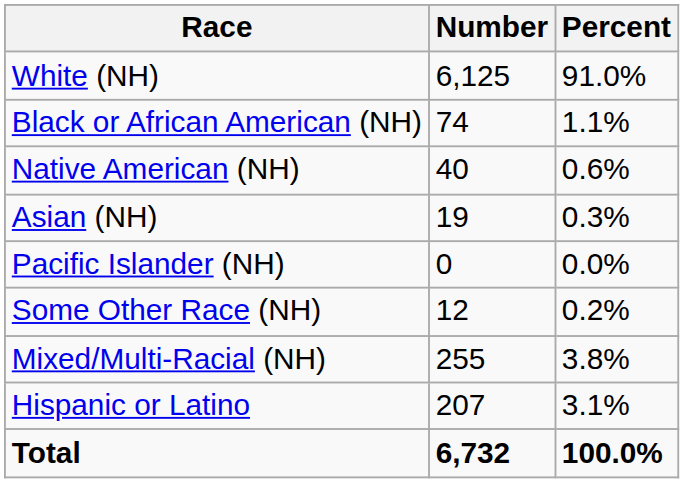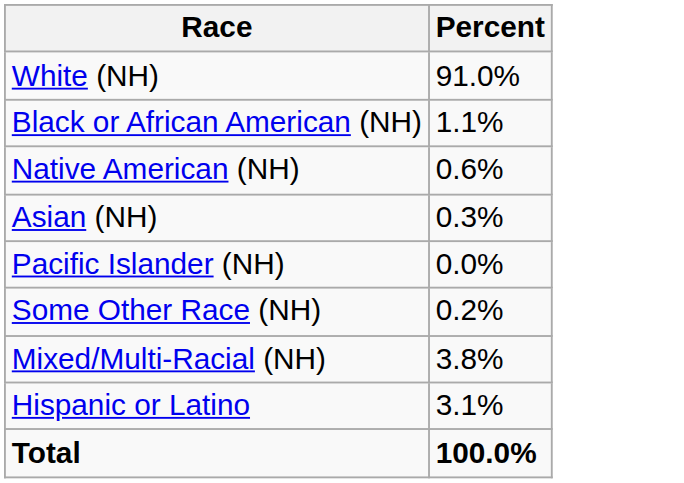- column: (492, 28)
